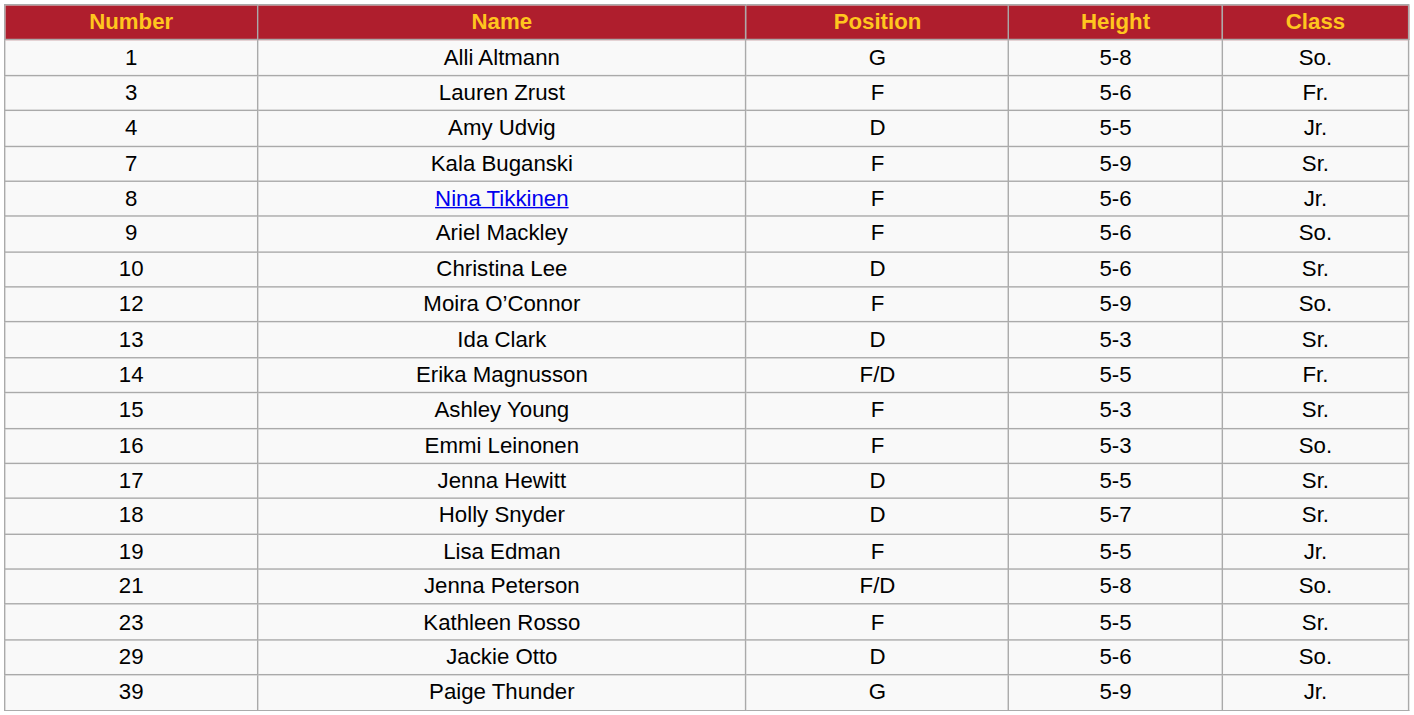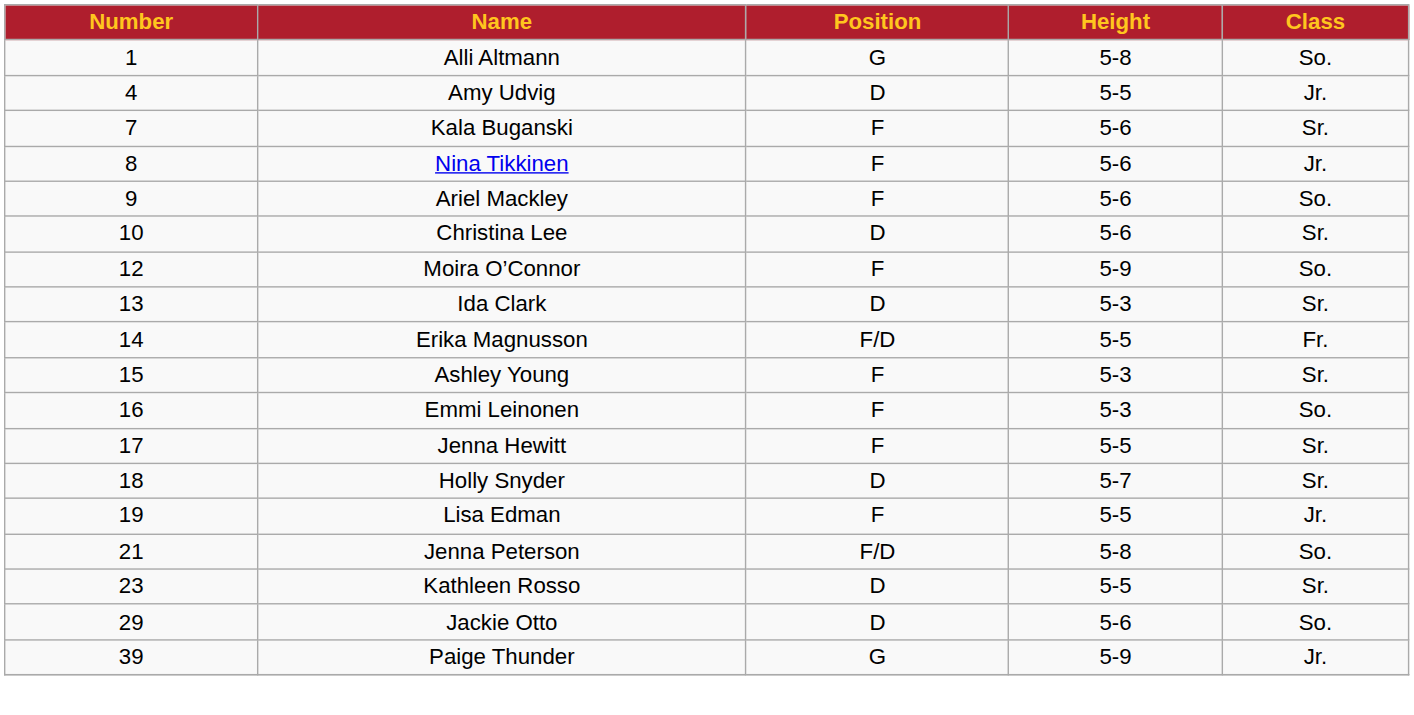- row: (502, 92)
(1115, 163) 5-9 -> (1115, 127) 5-6
(878, 480) D -> (878, 445) F
(878, 621) F -> (878, 586) D
